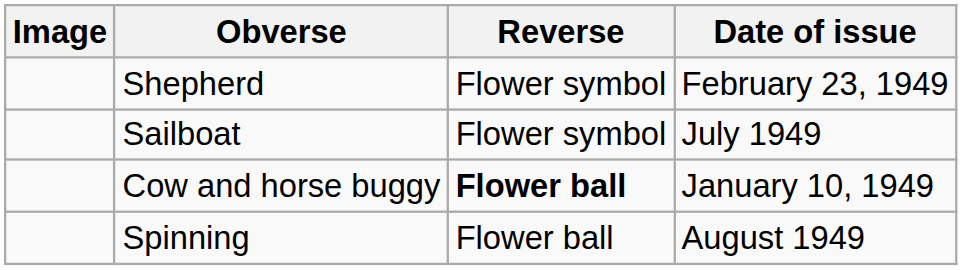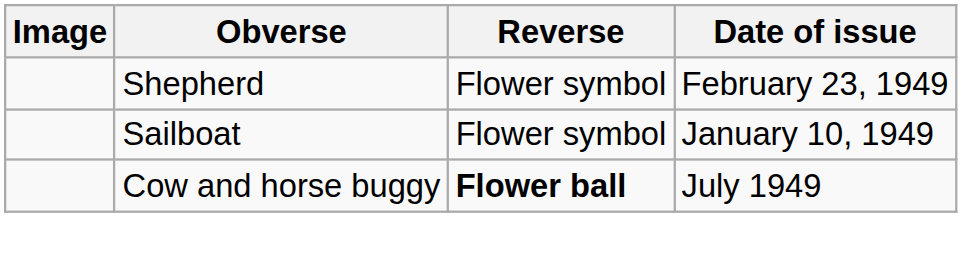(751, 135) July 1949 -> (808, 135) January 10, 1949
(808, 186) January 10, 1949 -> (751, 186) July 1949
- row: (186, 238)
